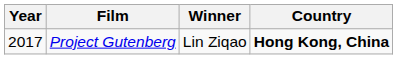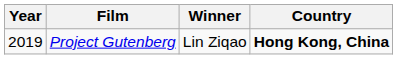(25, 41) 2017 -> (25, 41) 2019
